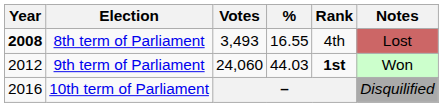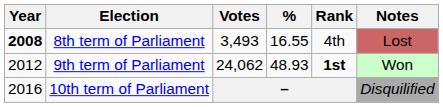(239, 65) 24,060 -> (239, 65) 24,062
(289, 65) 44.03 -> (289, 65) 48.93
